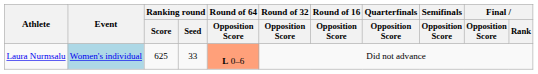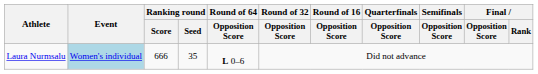(161, 56) 625 -> (161, 56) 666
(193, 56) 33 -> (193, 56) 35
(233, 62) lightsalmon background -> (233, 62) no background
